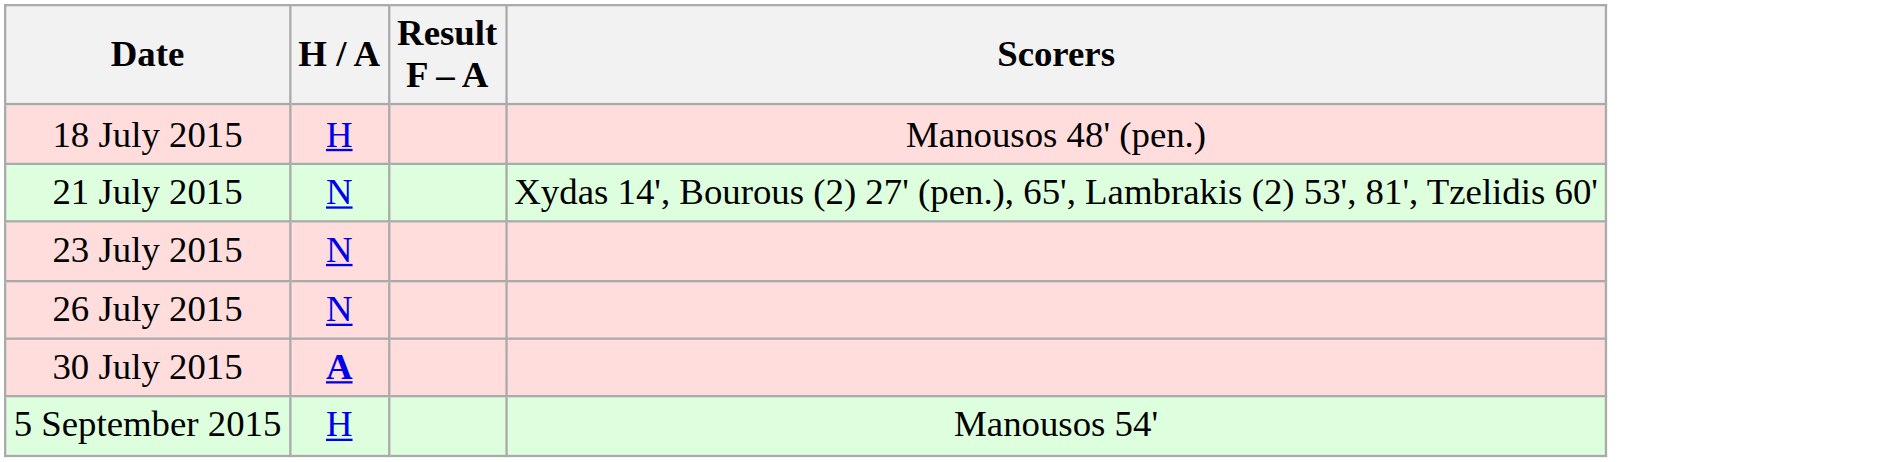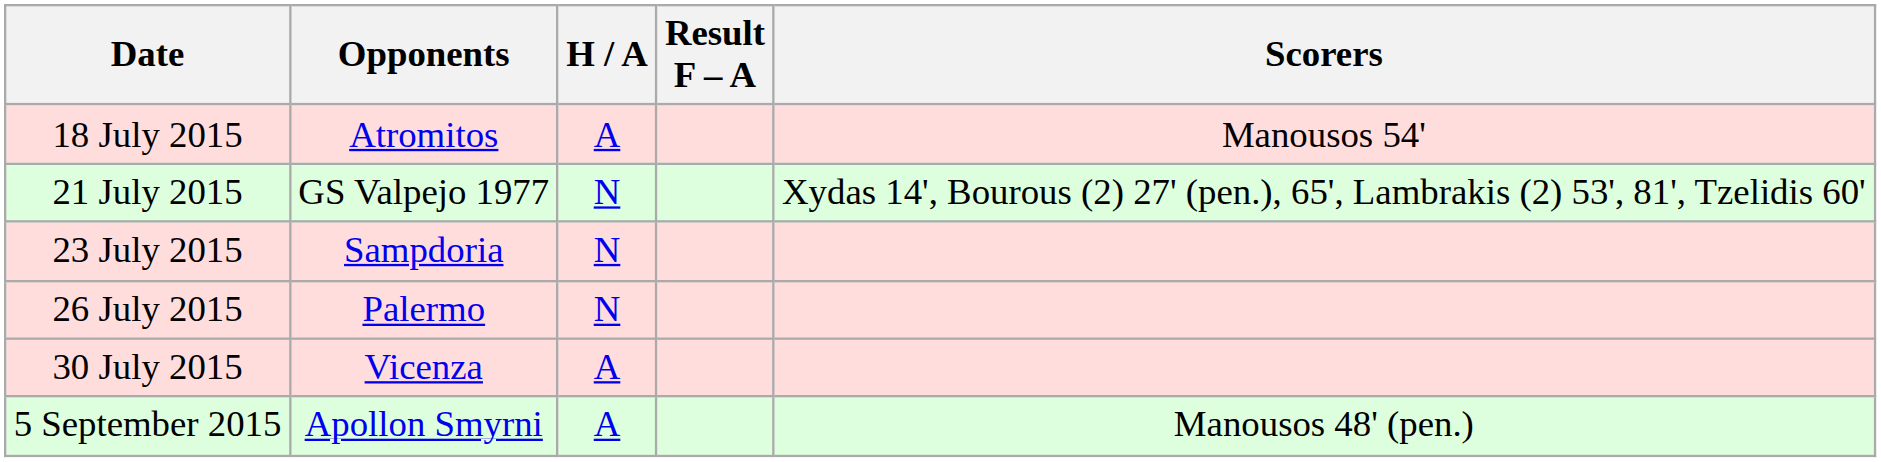+ column: (424, 54)
(339, 133) H -> (607, 133) A
(1056, 133) Manousos 48' (pen.) -> (1324, 133) Manousos 54'
(339, 366) bold -> (607, 366) normal
(339, 425) H -> (607, 425) A
(1056, 425) Manousos 54' -> (1324, 425) Manousos 48' (pen.)
